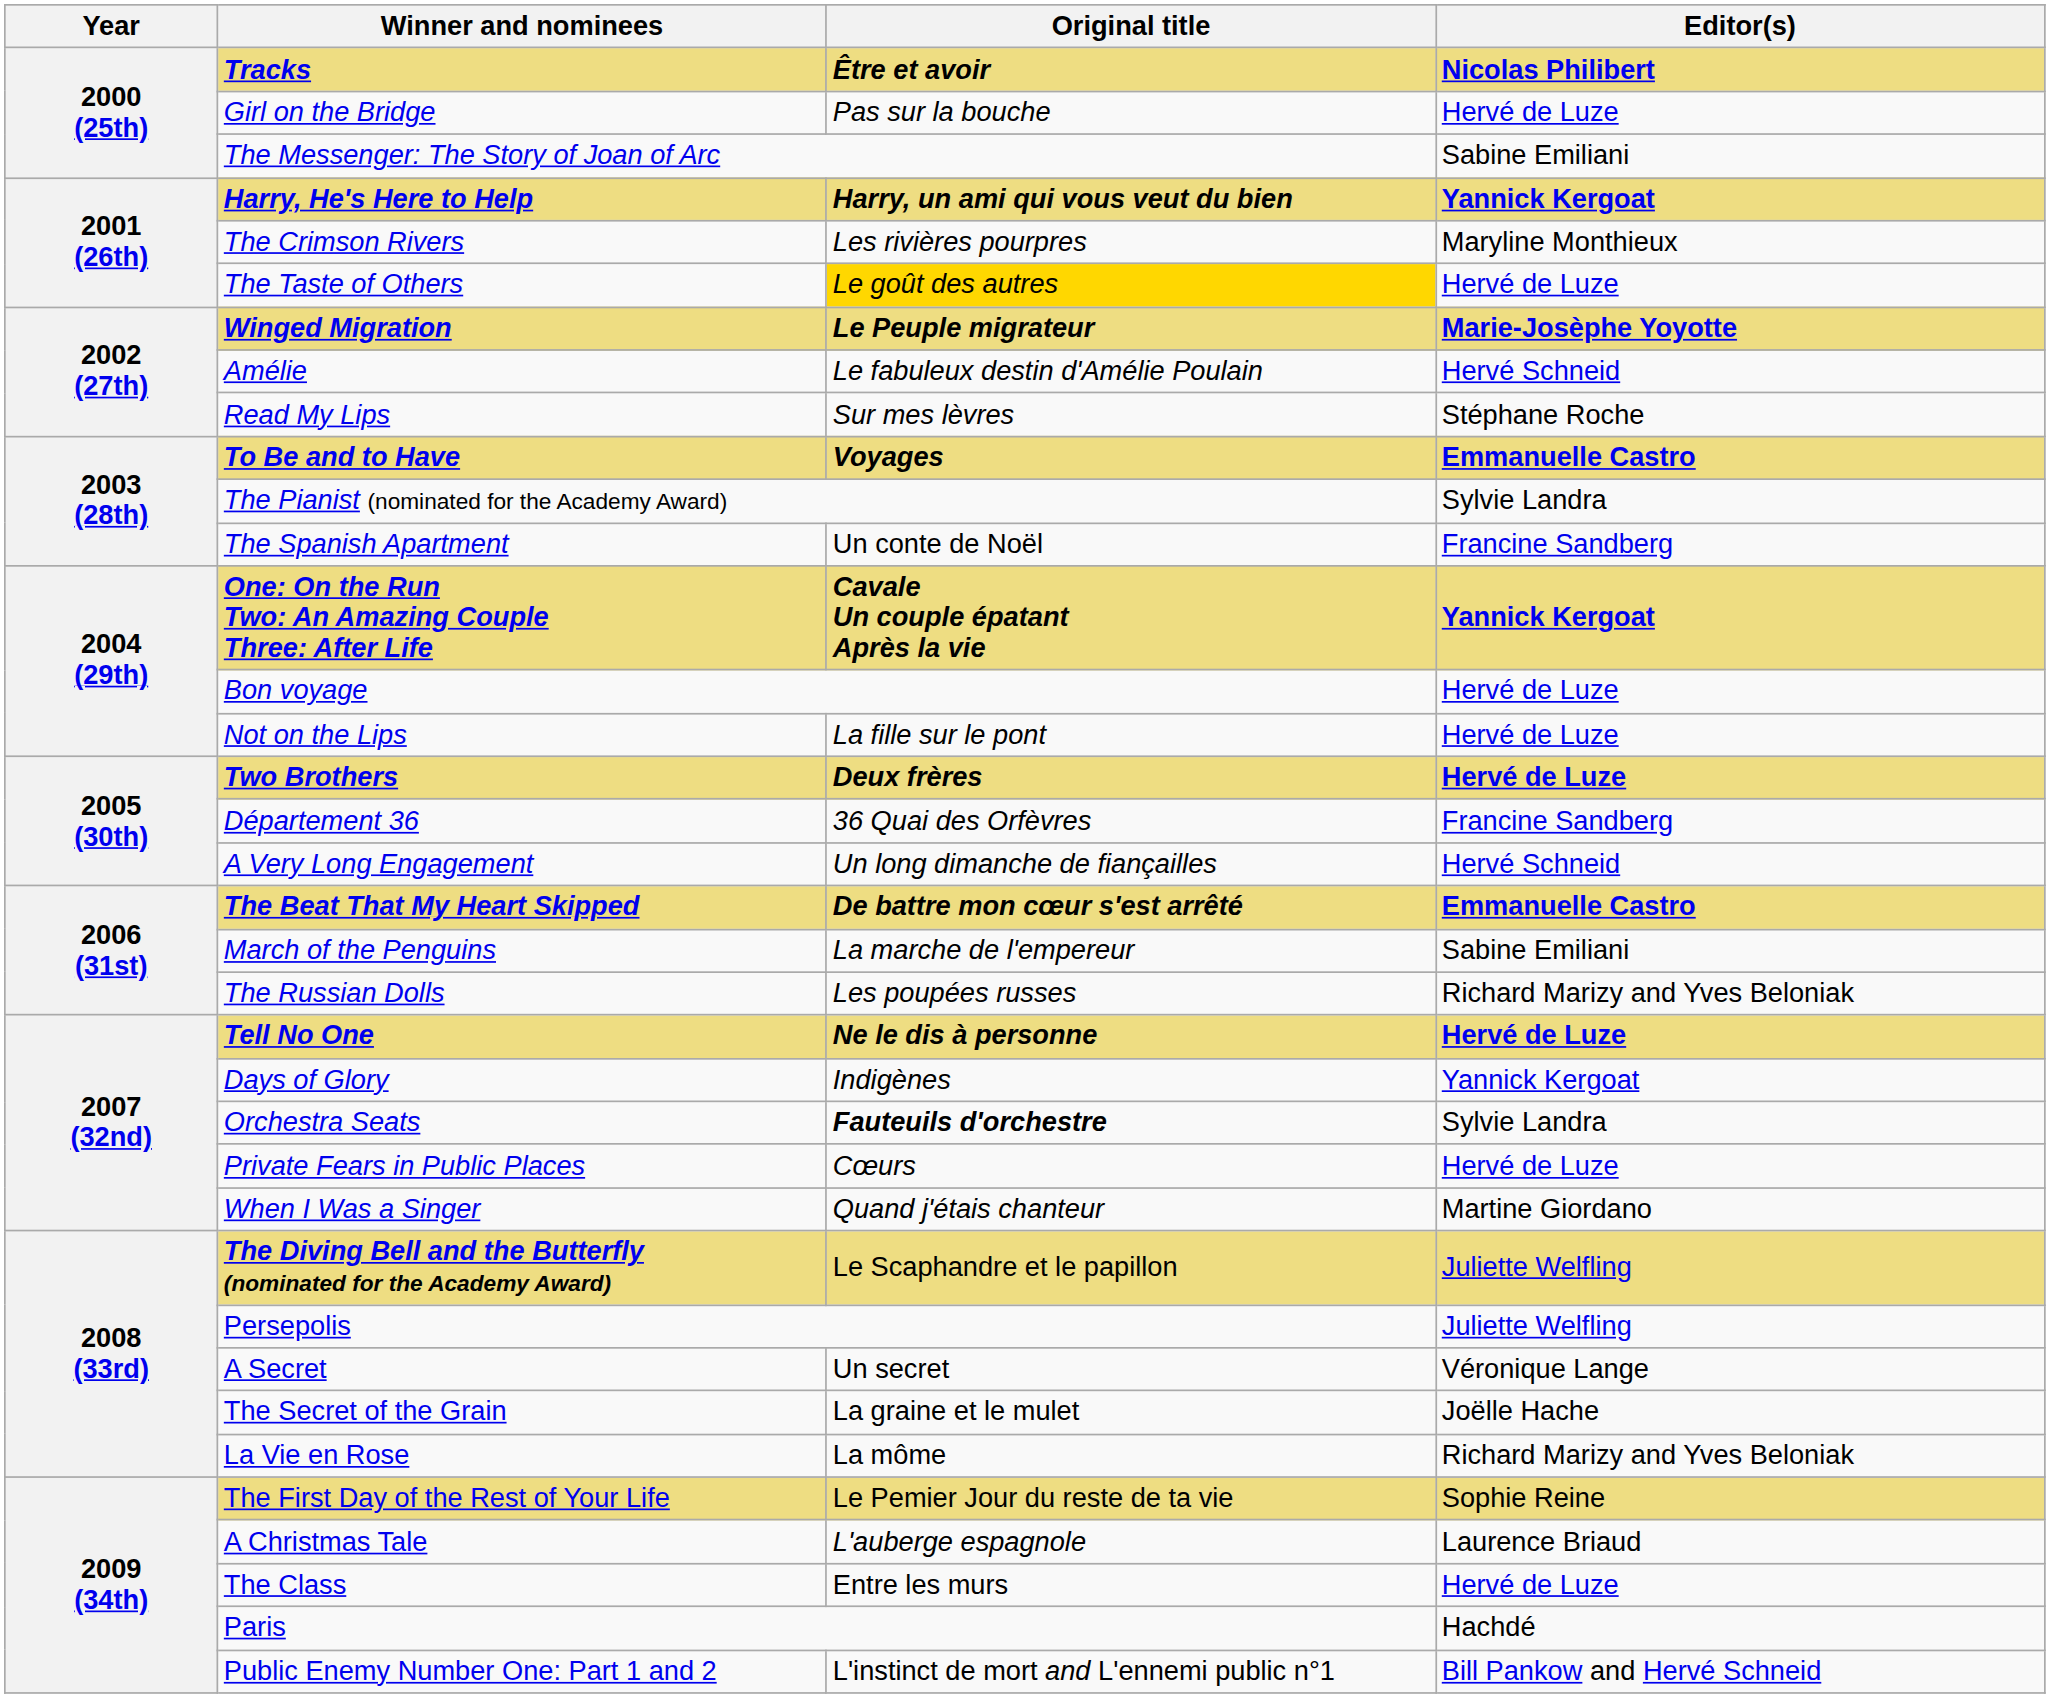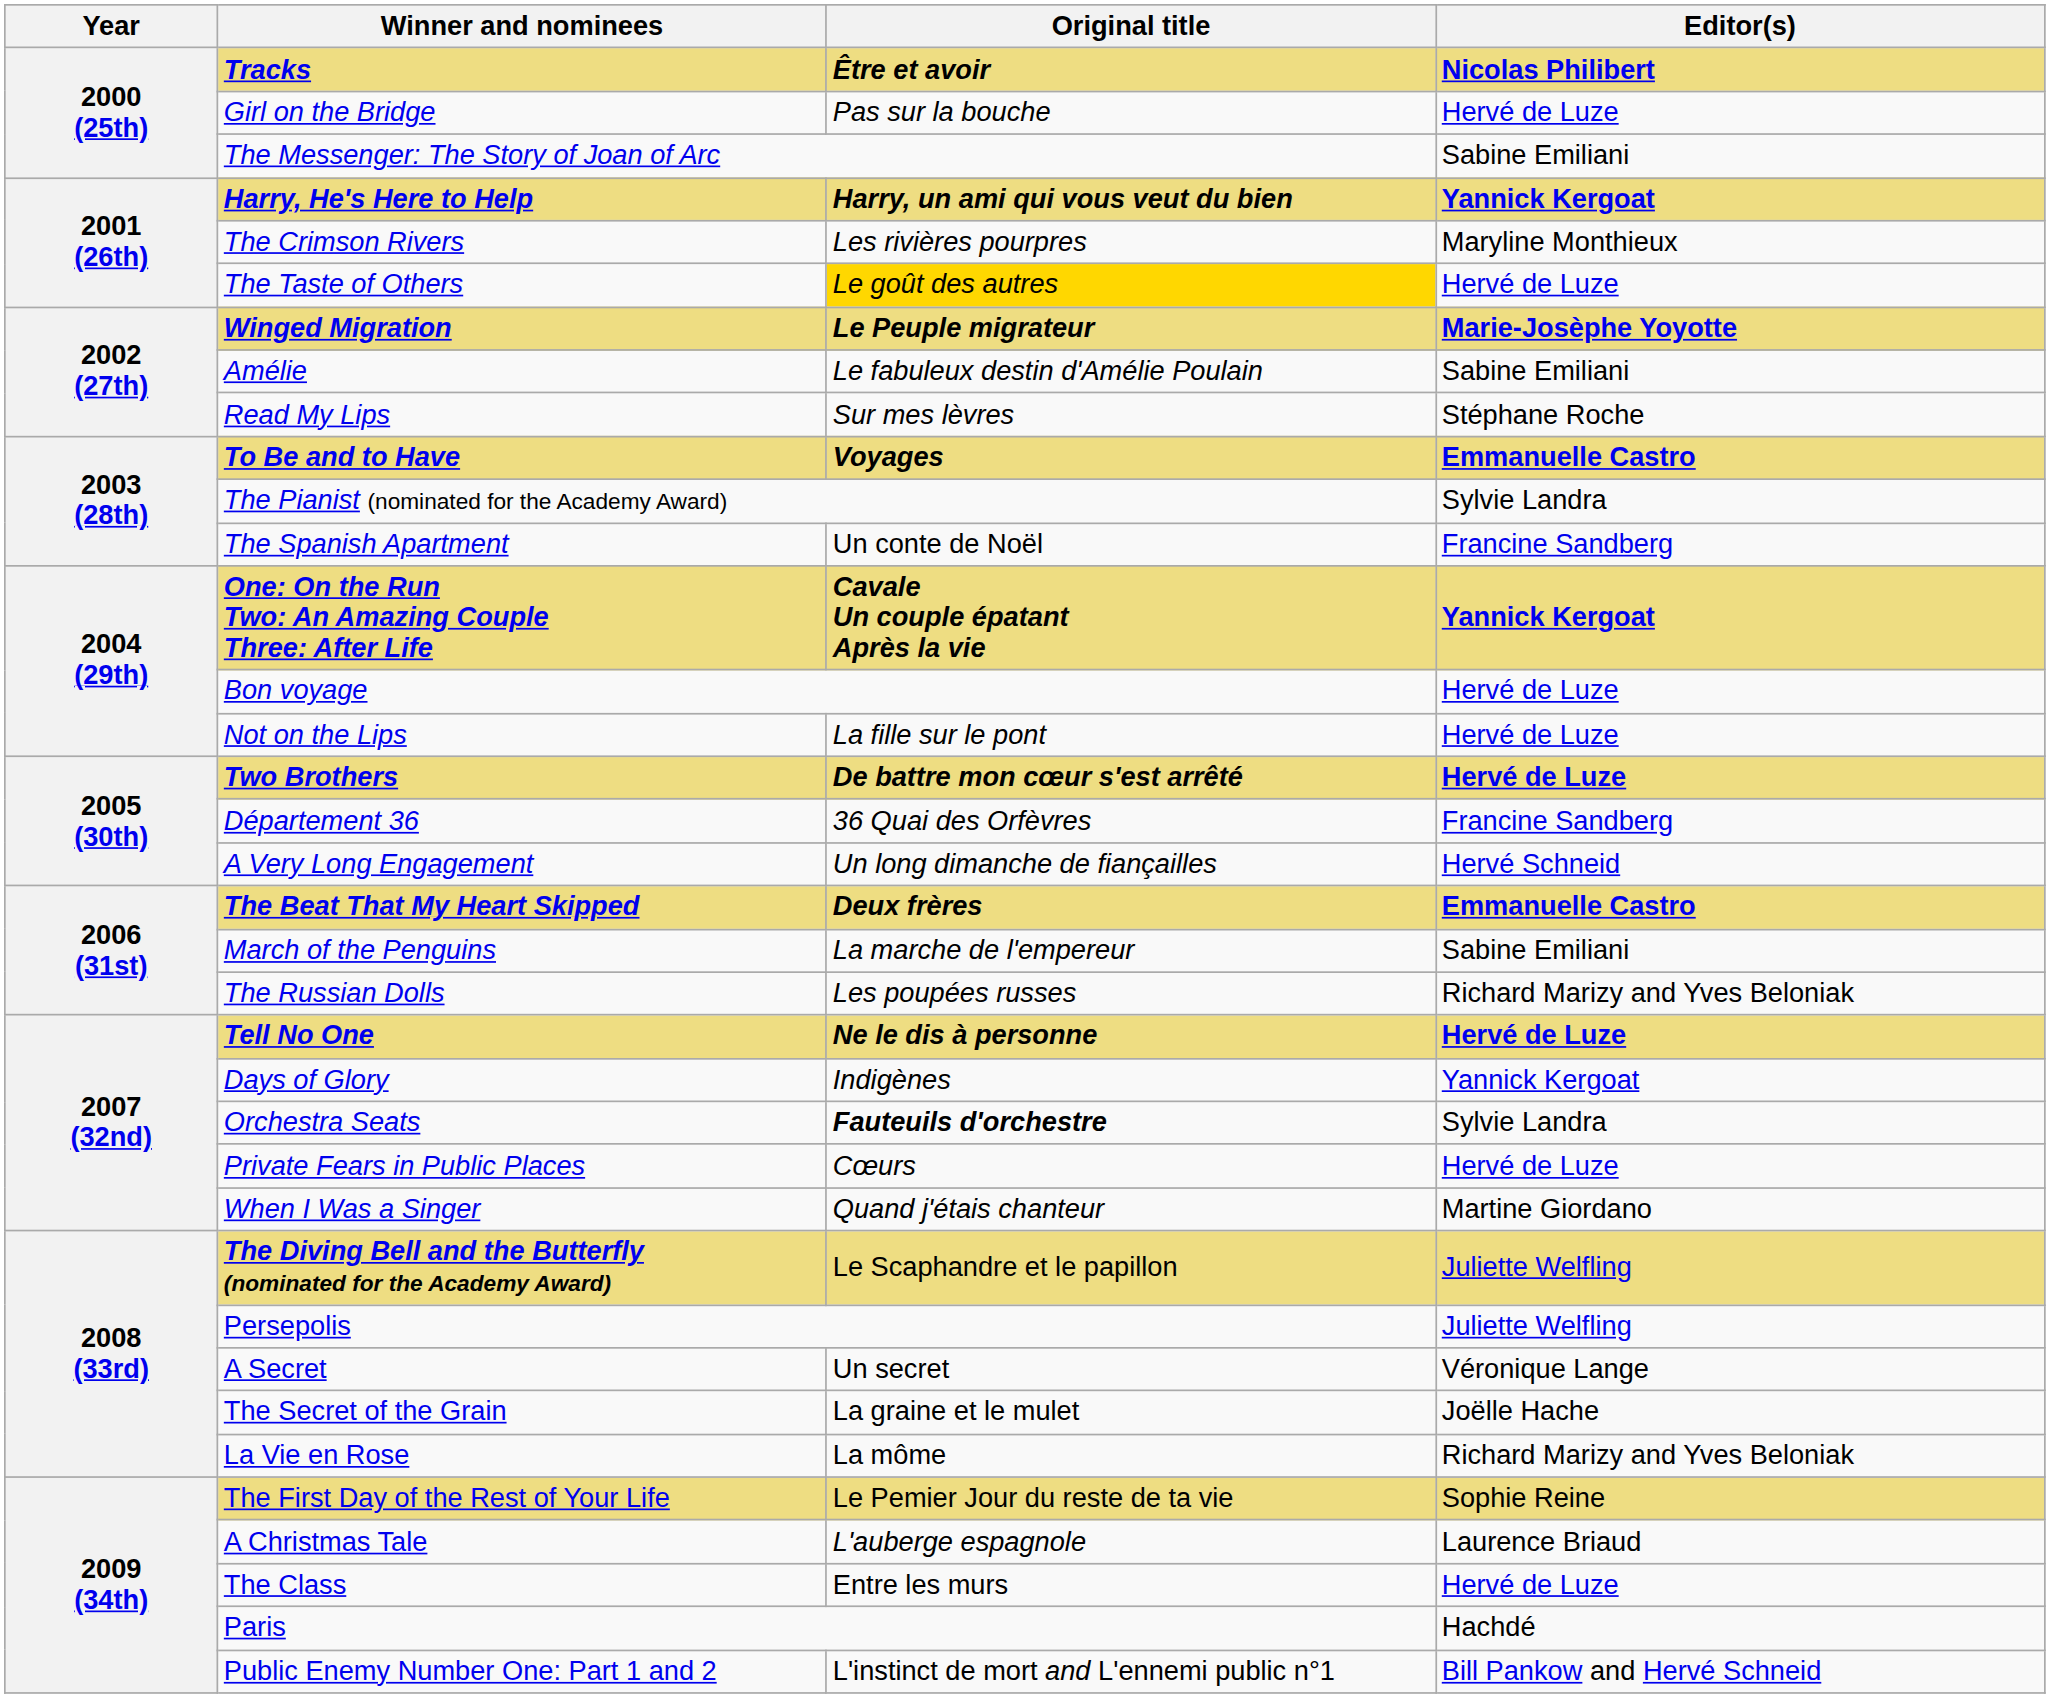(1531, 371) Hervé Schneid -> (1536, 371) Sabine Emiliani
(908, 777) Deux frères -> (1038, 777) De battre mon cœur s'est arrêté
(1038, 906) De battre mon cœur s'est arrêté -> (908, 906) Deux frères
